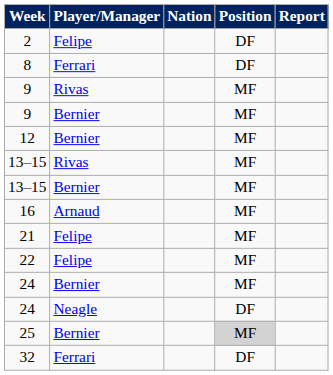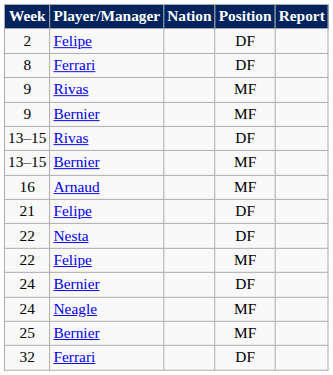- row: (27, 138)
(245, 162) MF -> (245, 138) DF
(245, 235) MF -> (245, 211) DF
+ row: (27, 235)
(245, 284) MF -> (245, 284) DF
(245, 308) DF -> (245, 308) MF
(245, 333) lightgrey background -> (245, 333) no background
